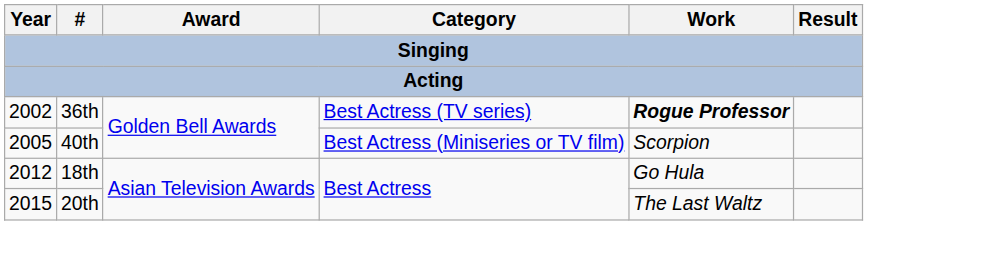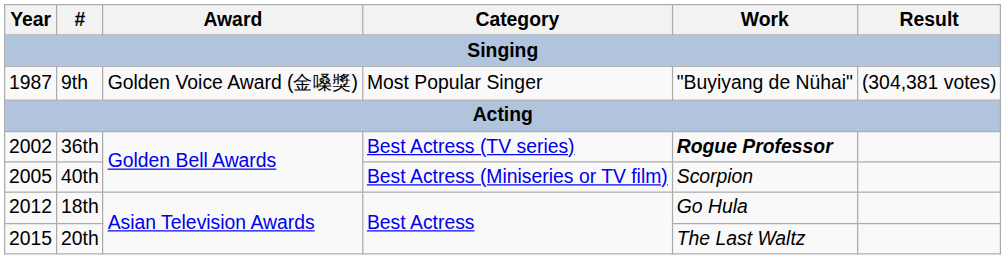+ row: (75, 83)
